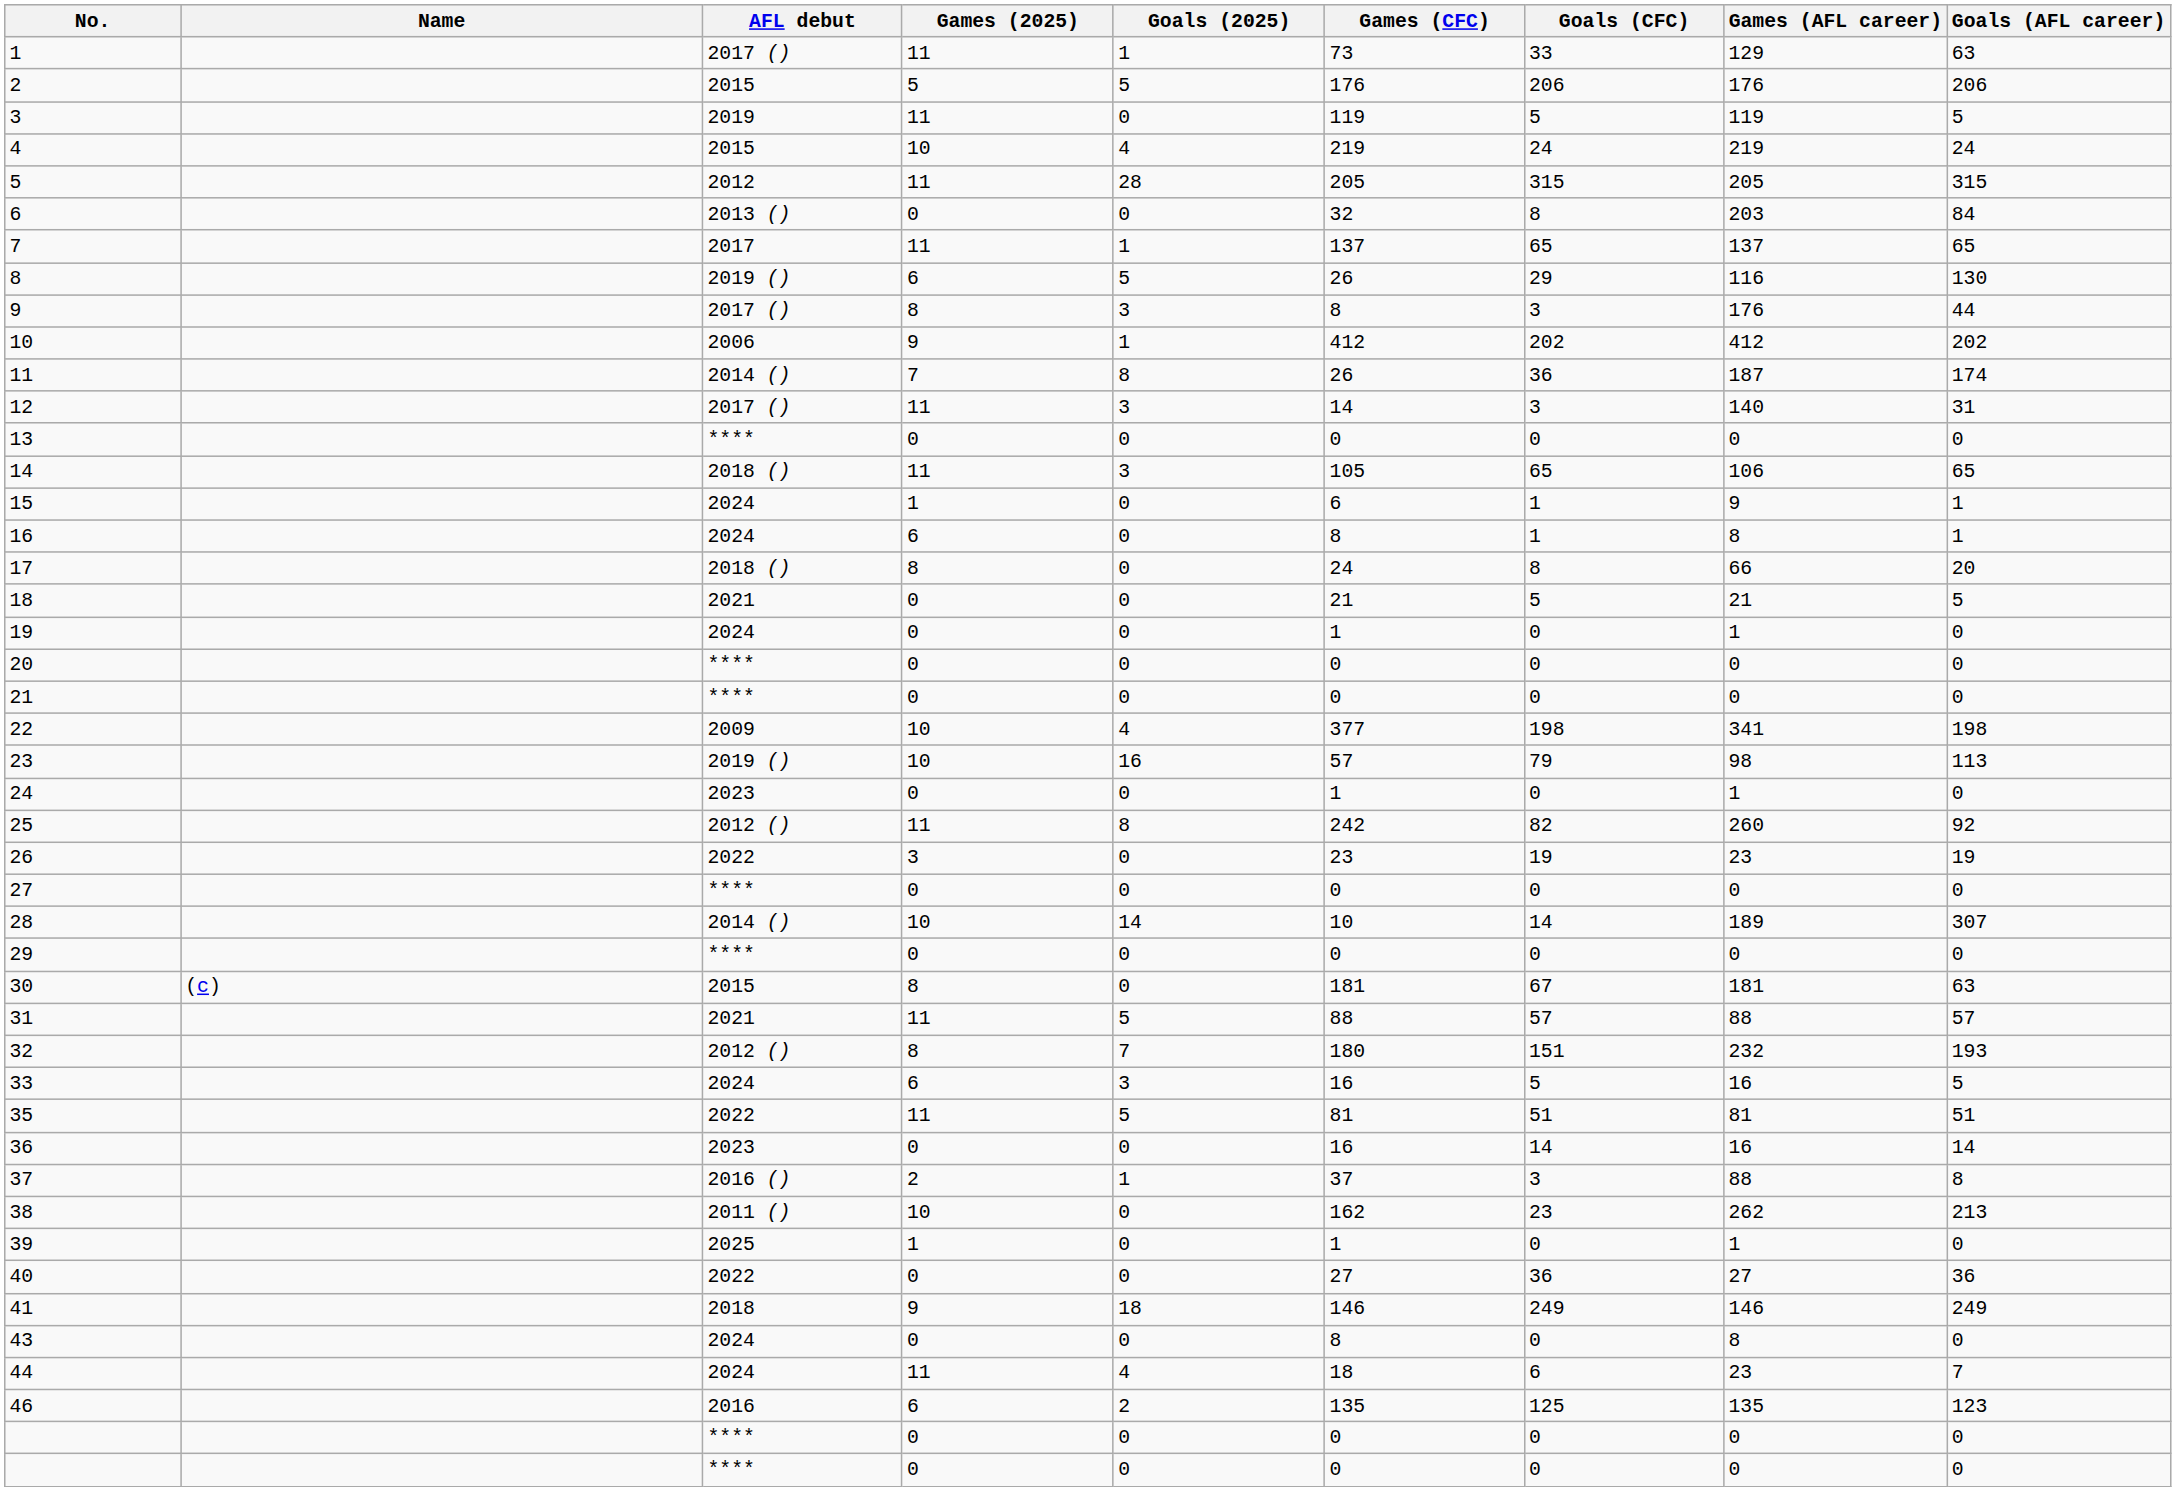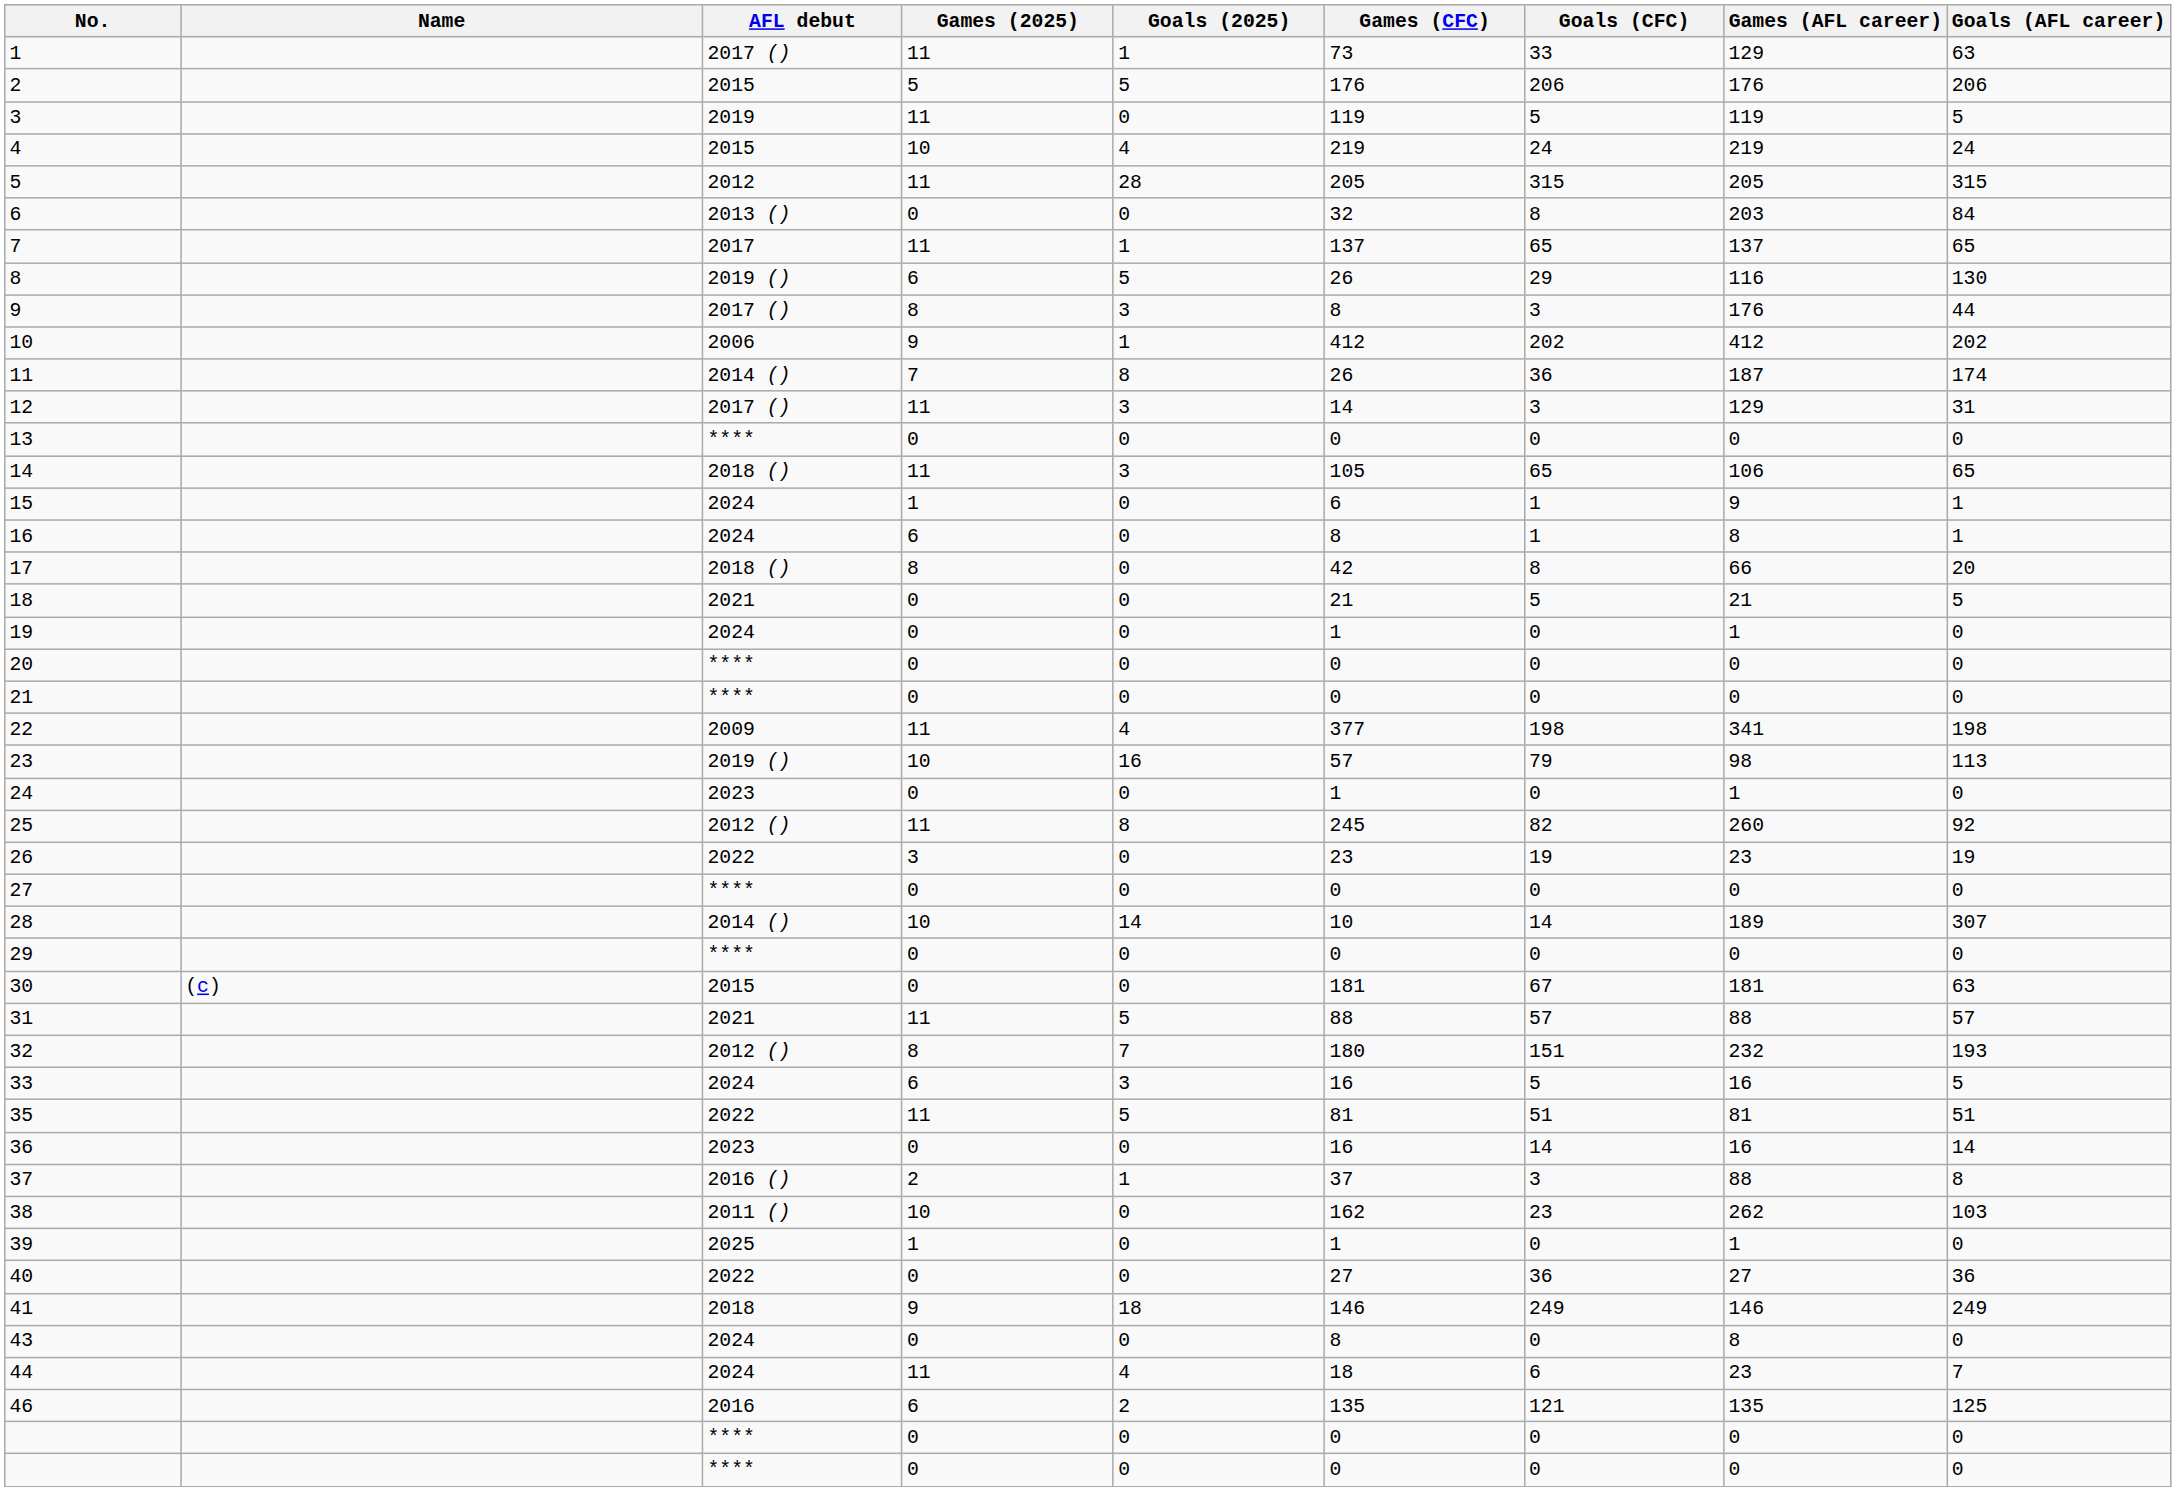(1746, 407) 140 -> (1746, 407) 129
(1341, 568) 24 -> (1341, 568) 42
(919, 729) 10 -> (919, 729) 11
(1347, 826) 242 -> (1347, 826) 245
(913, 987) 8 -> (913, 987) 0
(1969, 1212) 213 -> (1969, 1212) 103
(1547, 1406) 125 -> (1547, 1406) 121
(1969, 1406) 123 -> (1969, 1406) 125
